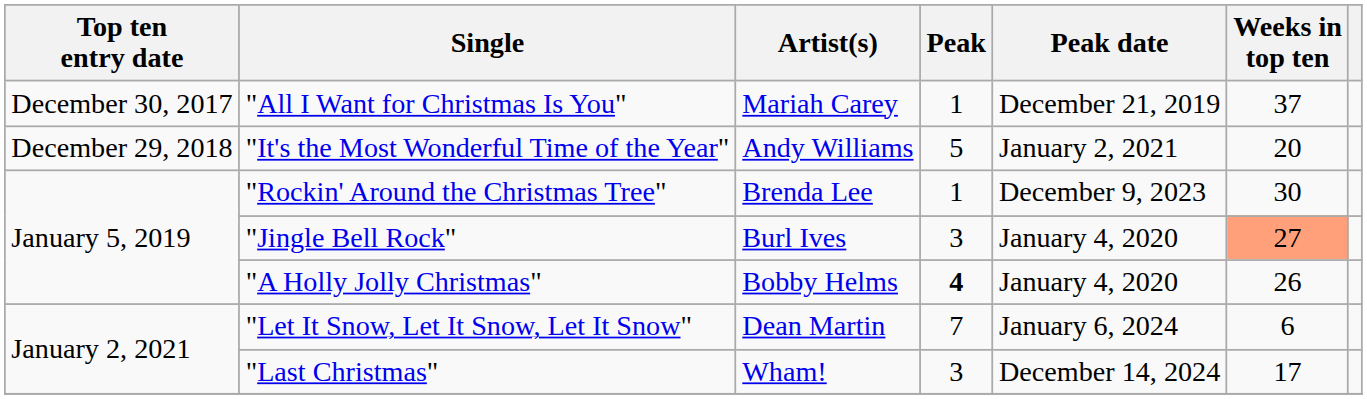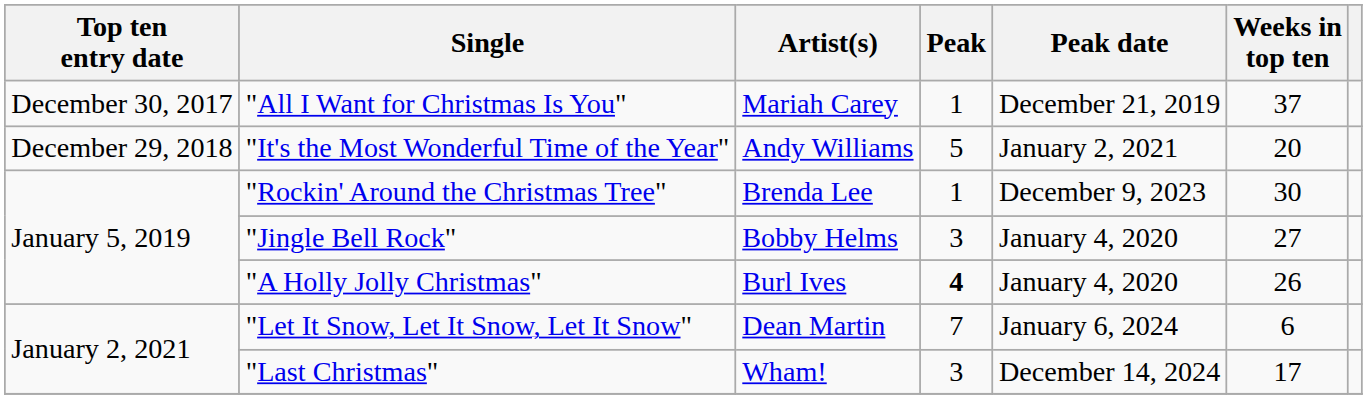(794, 237) Burl Ives -> (820, 237) Bobby Helms
(1288, 237) lightsalmon background -> (1288, 237) no background
(820, 281) Bobby Helms -> (794, 281) Burl Ives
